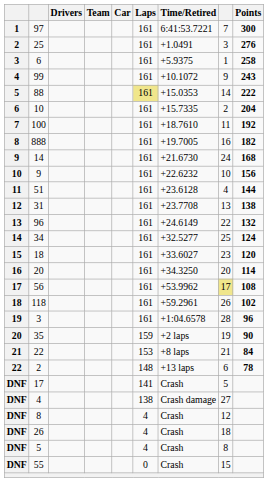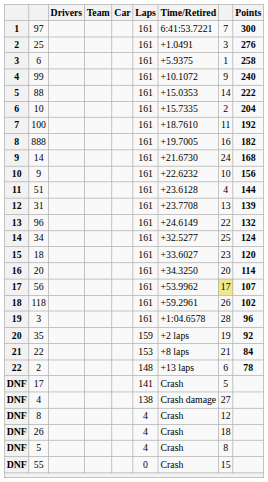(248, 77) 243 -> (248, 77) 240
(146, 93) khaki background -> (146, 93) no background
(248, 206) 138 -> (248, 206) 139
(248, 287) 108 -> (248, 287) 107
(248, 335) 90 -> (248, 335) 92
